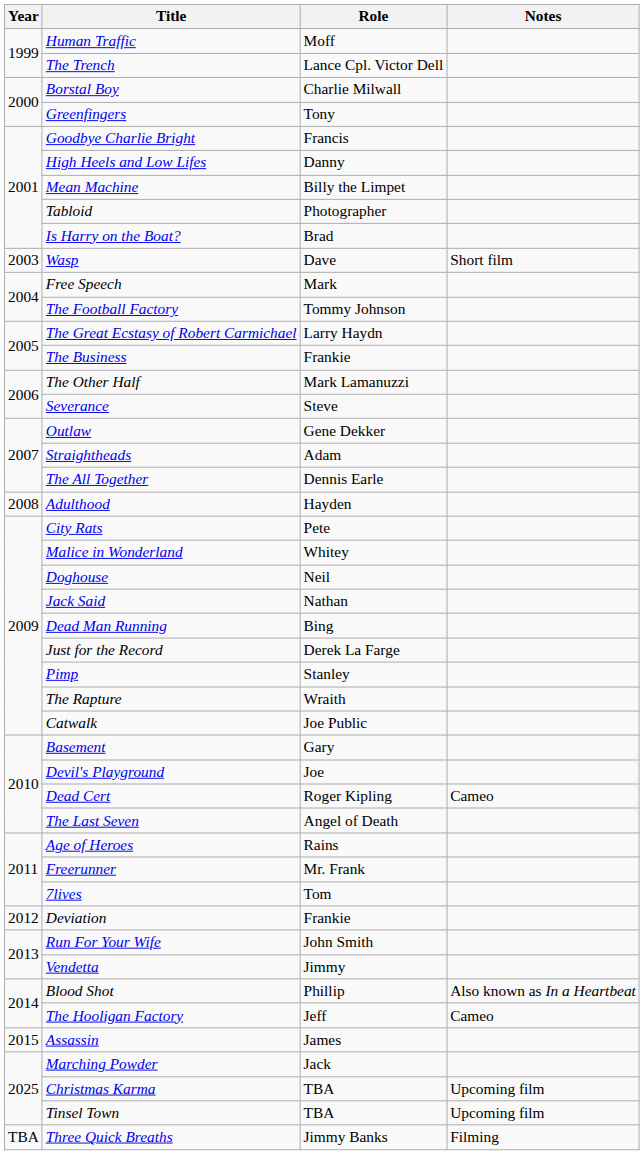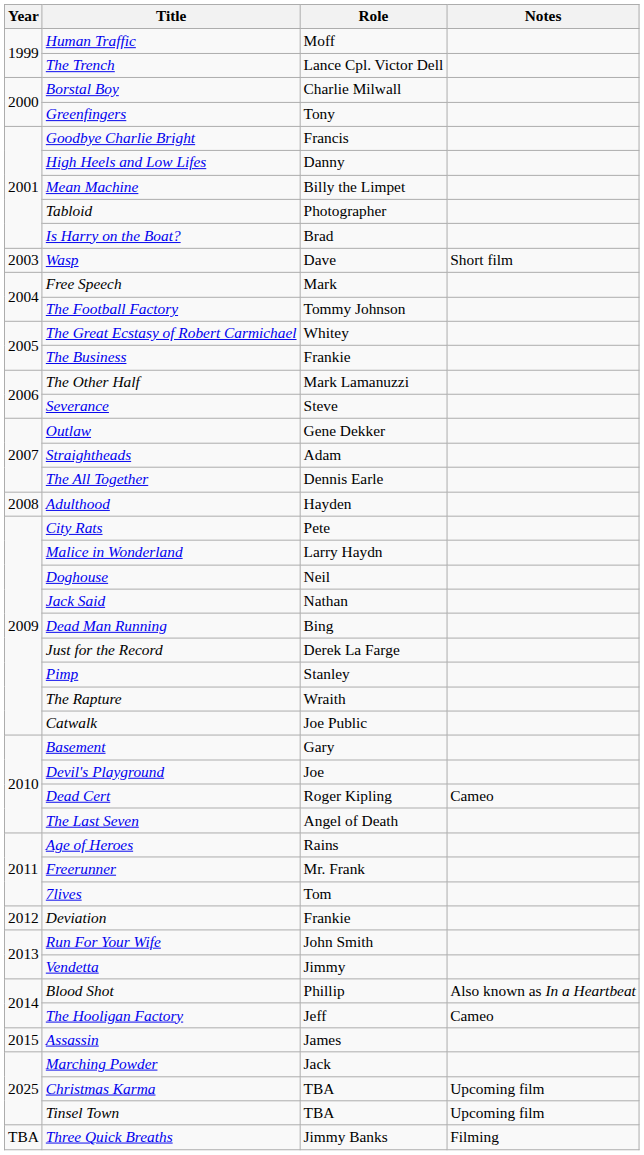(343, 333) Larry Haydn -> (326, 333) Whitey
(326, 552) Whitey -> (343, 552) Larry Haydn
